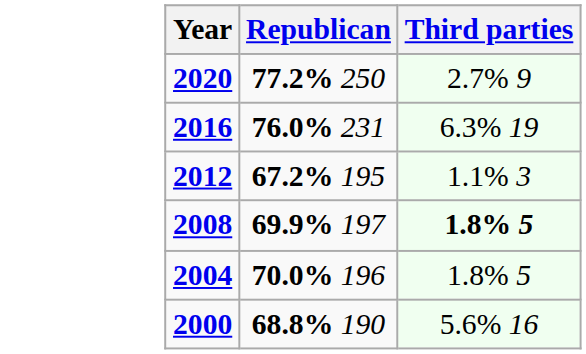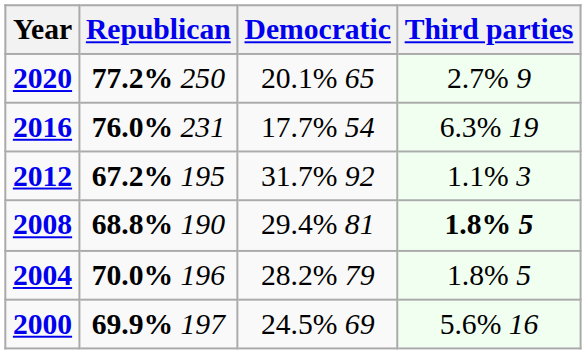+ column: (318, 29)
(318, 225) 69.9% 197 -> (158, 225) 68.8% 190
(318, 322) 68.8% 190 -> (158, 322) 69.9% 197
